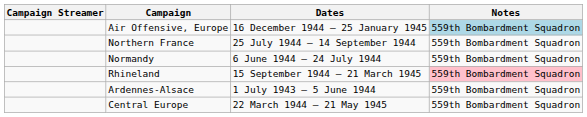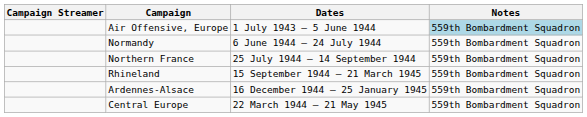(330, 28) 16 December 1944 – 25 January 1945 -> (304, 28) 1 July 1943 – 5 June 1944
rows swapped: (131, 58) <-> (151, 43)
(506, 74) pink background -> (506, 74) no background
(304, 89) 1 July 1943 – 5 June 1944 -> (330, 89) 16 December 1944 – 25 January 1945
